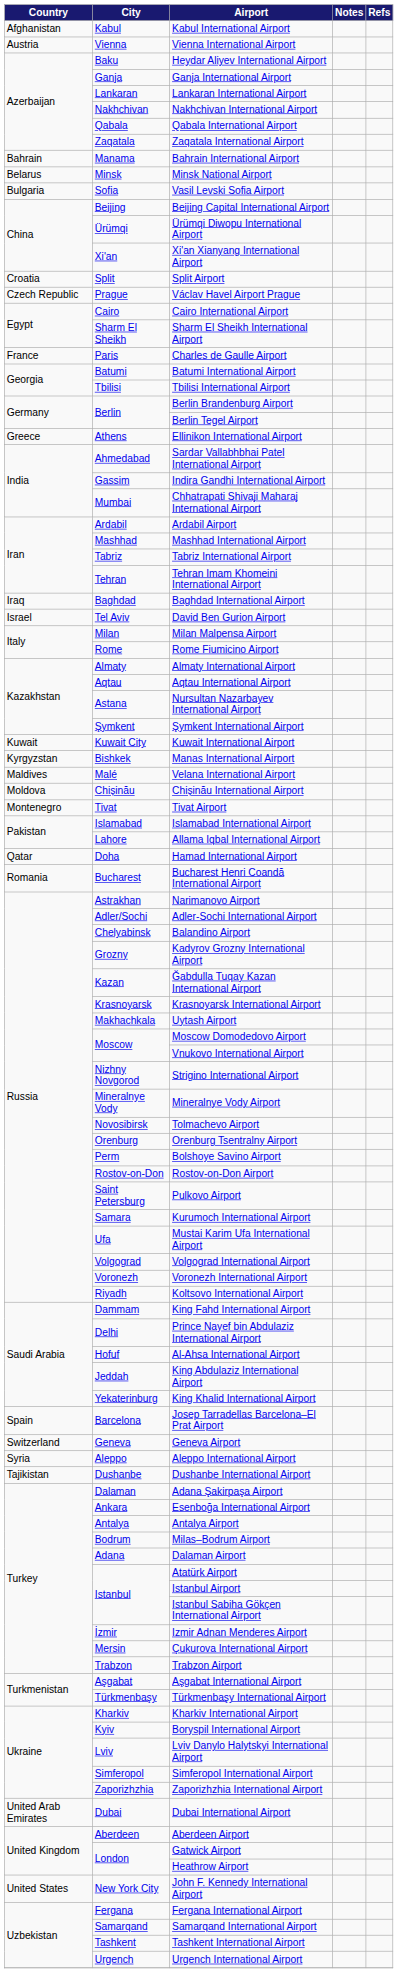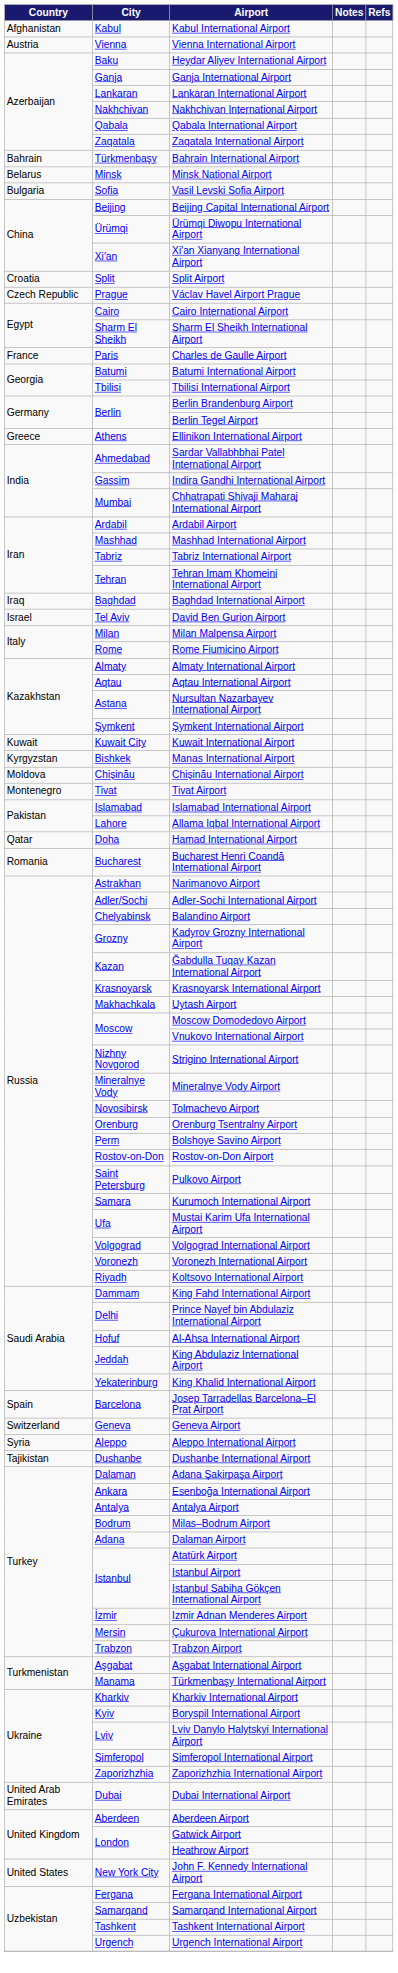(115, 158) Manama -> (126, 158) Türkmenbaşy
- row: (234, 775)
(126, 1697) Türkmenbaşy -> (115, 1681) Manama
